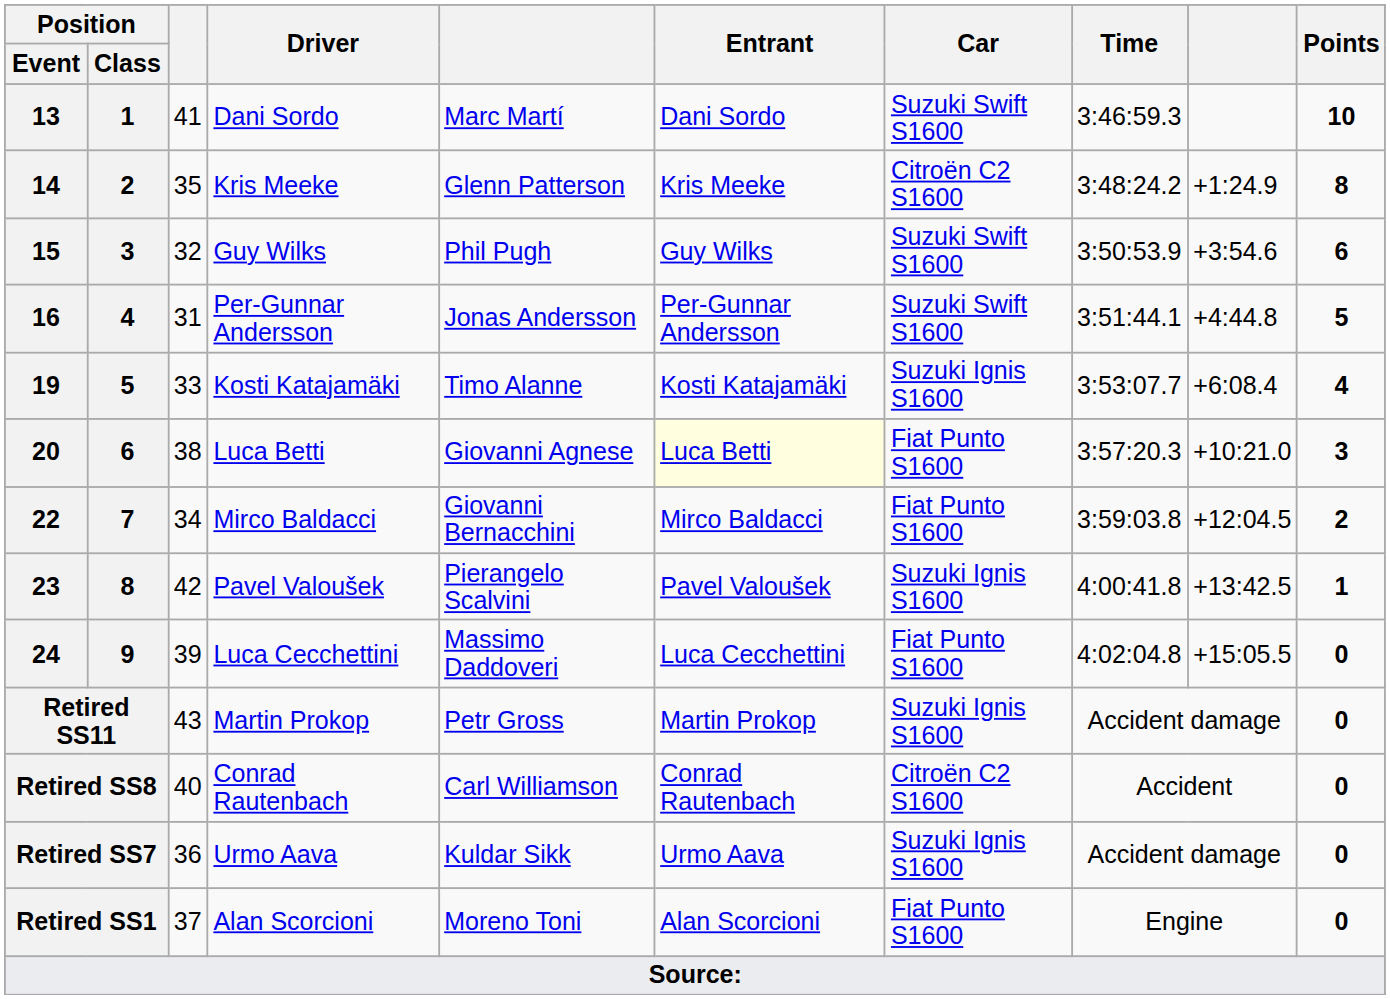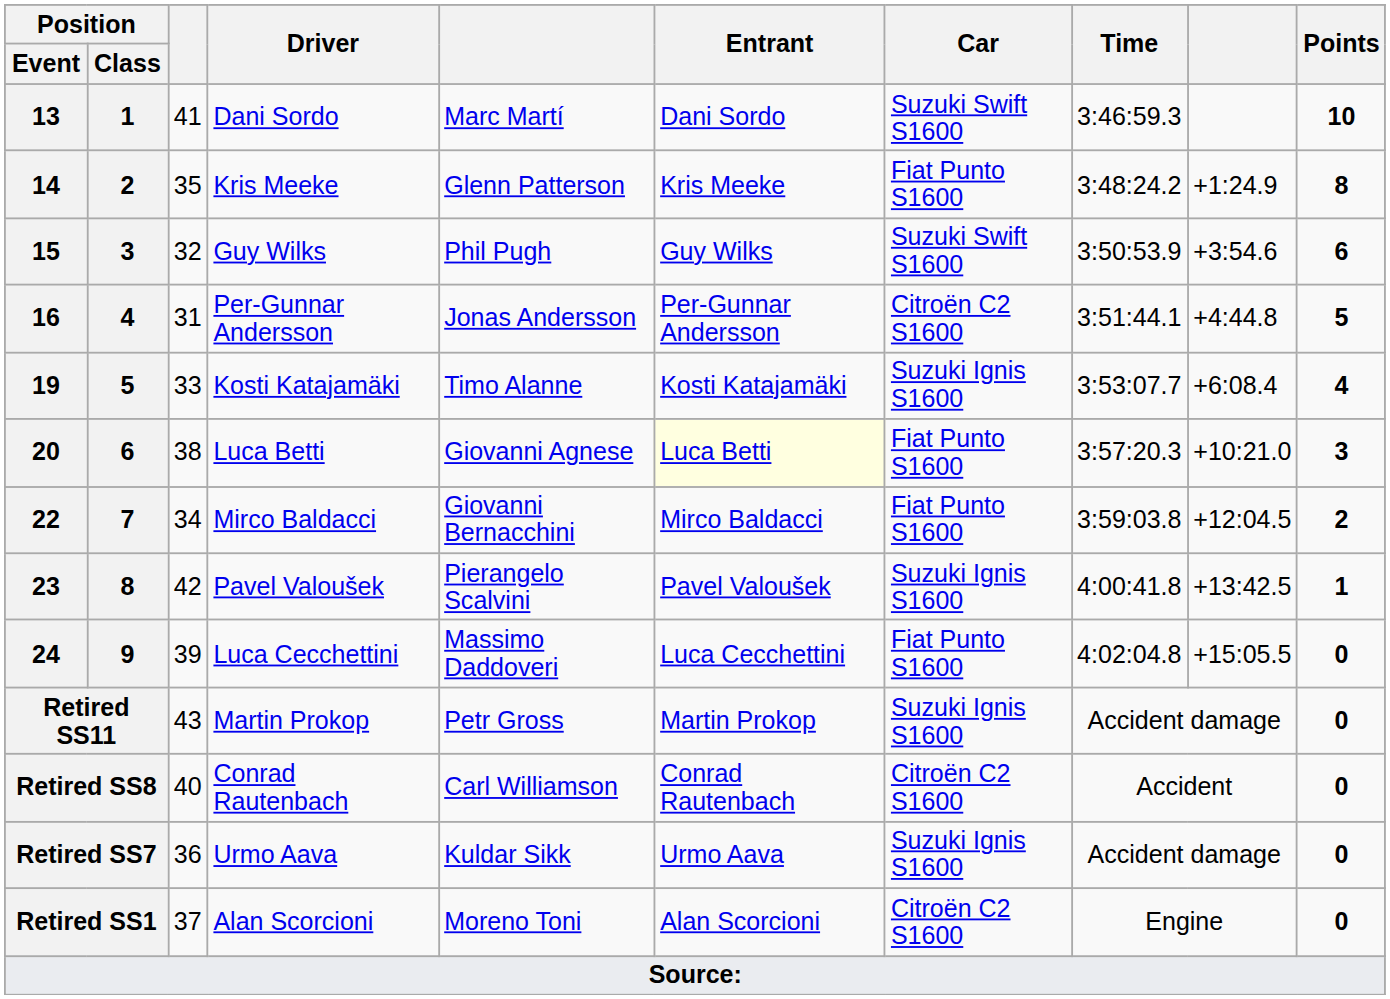(951, 184) Citroën C2 S1600 -> (948, 184) Fiat Punto S1600
(959, 318) Suzuki Swift S1600 -> (951, 318) Citroën C2 S1600
(948, 921) Fiat Punto S1600 -> (951, 921) Citroën C2 S1600
